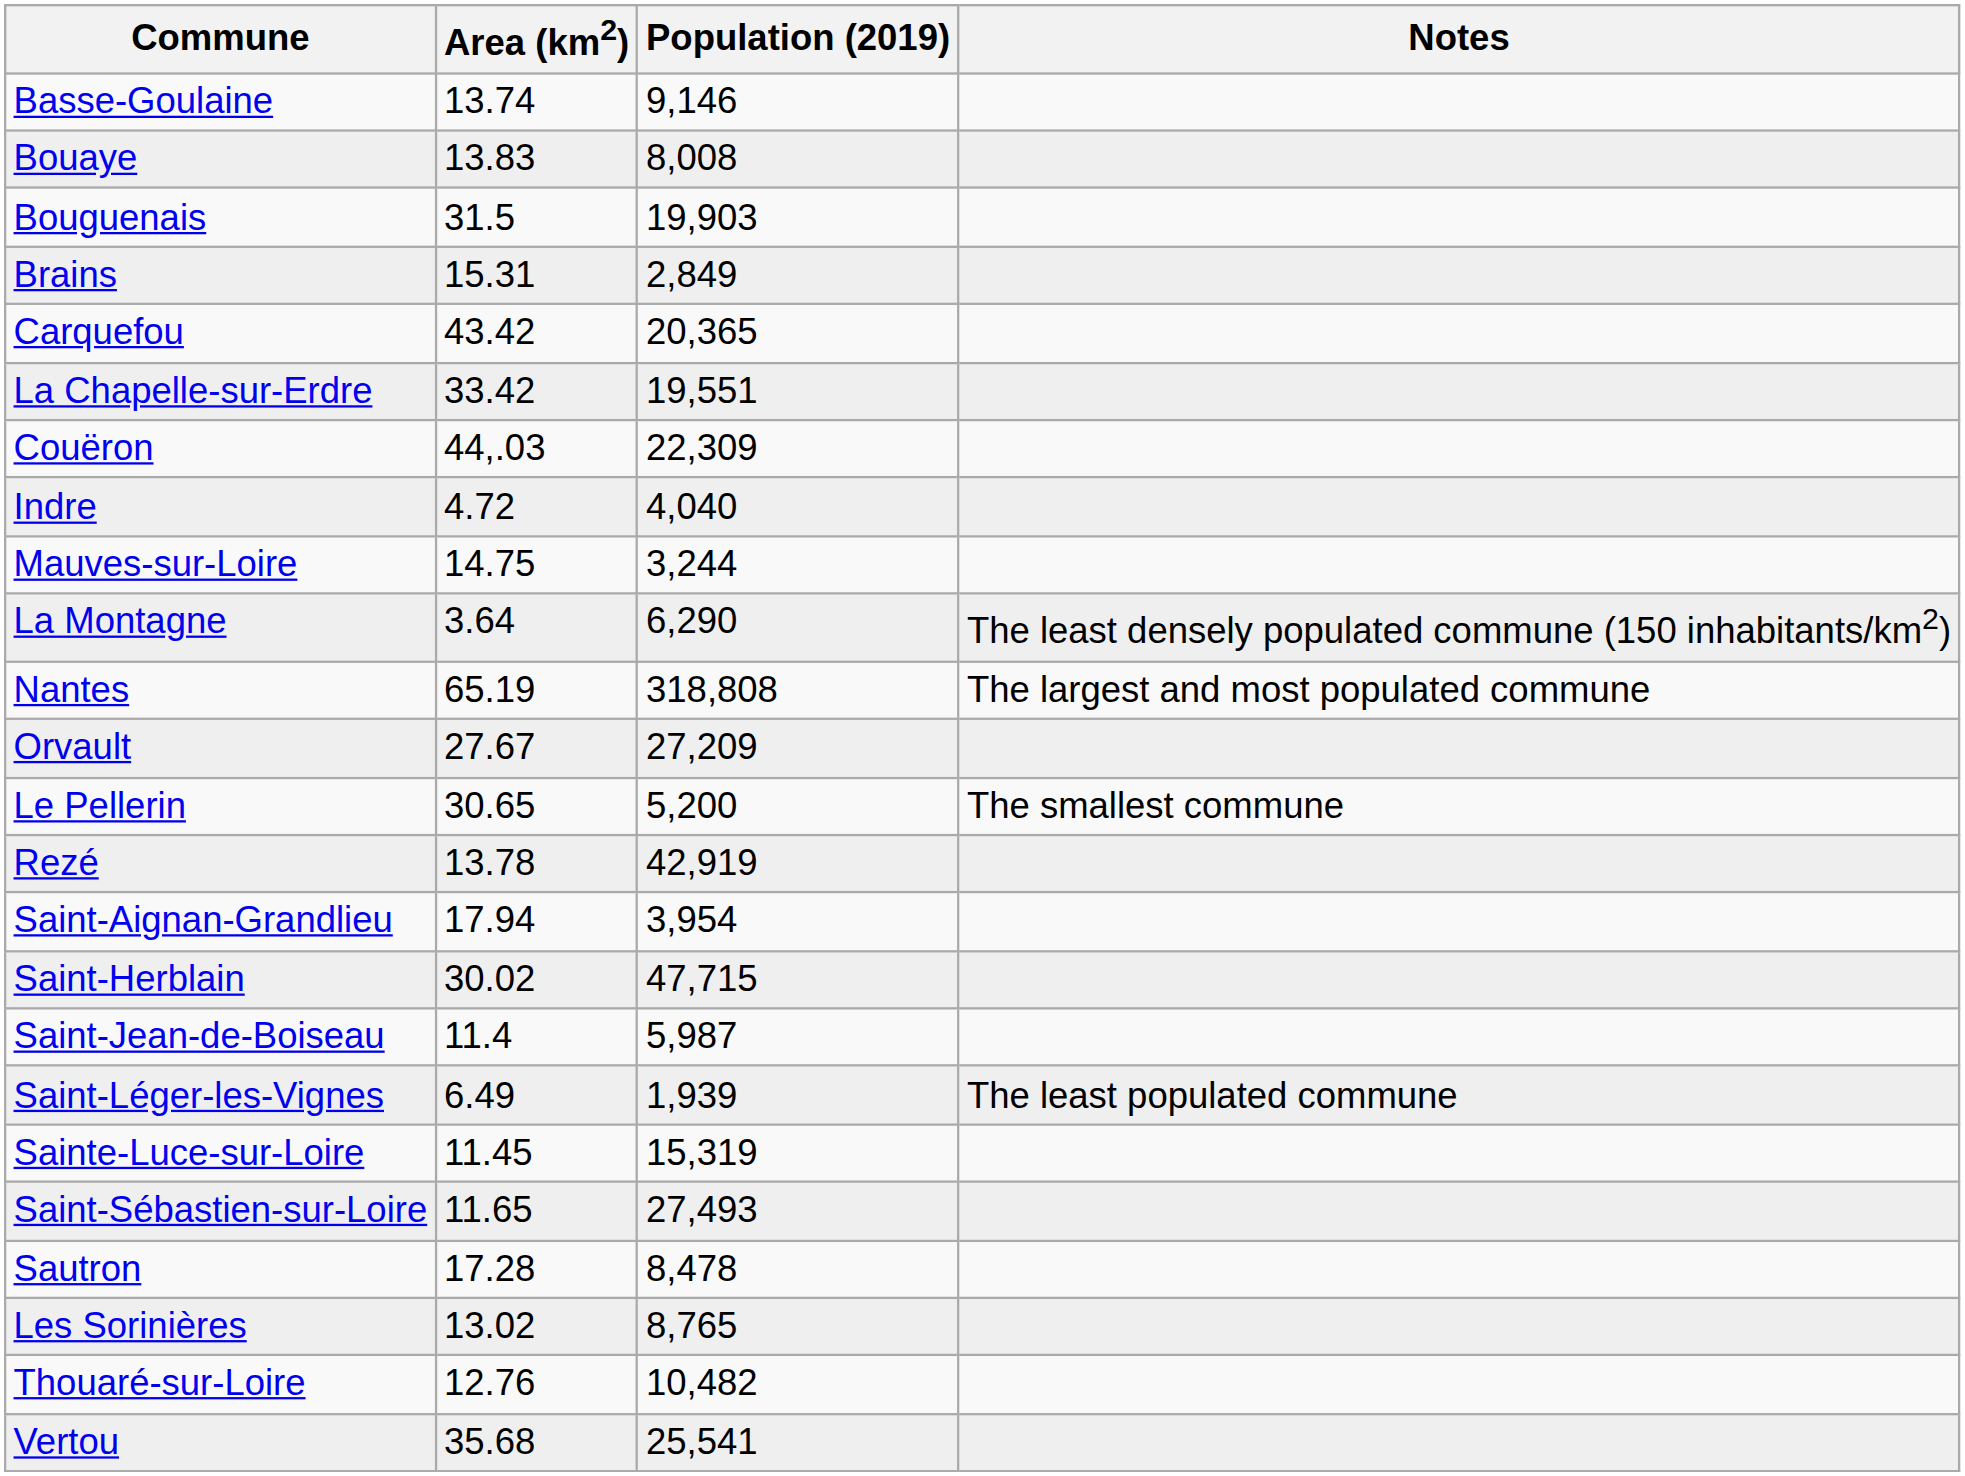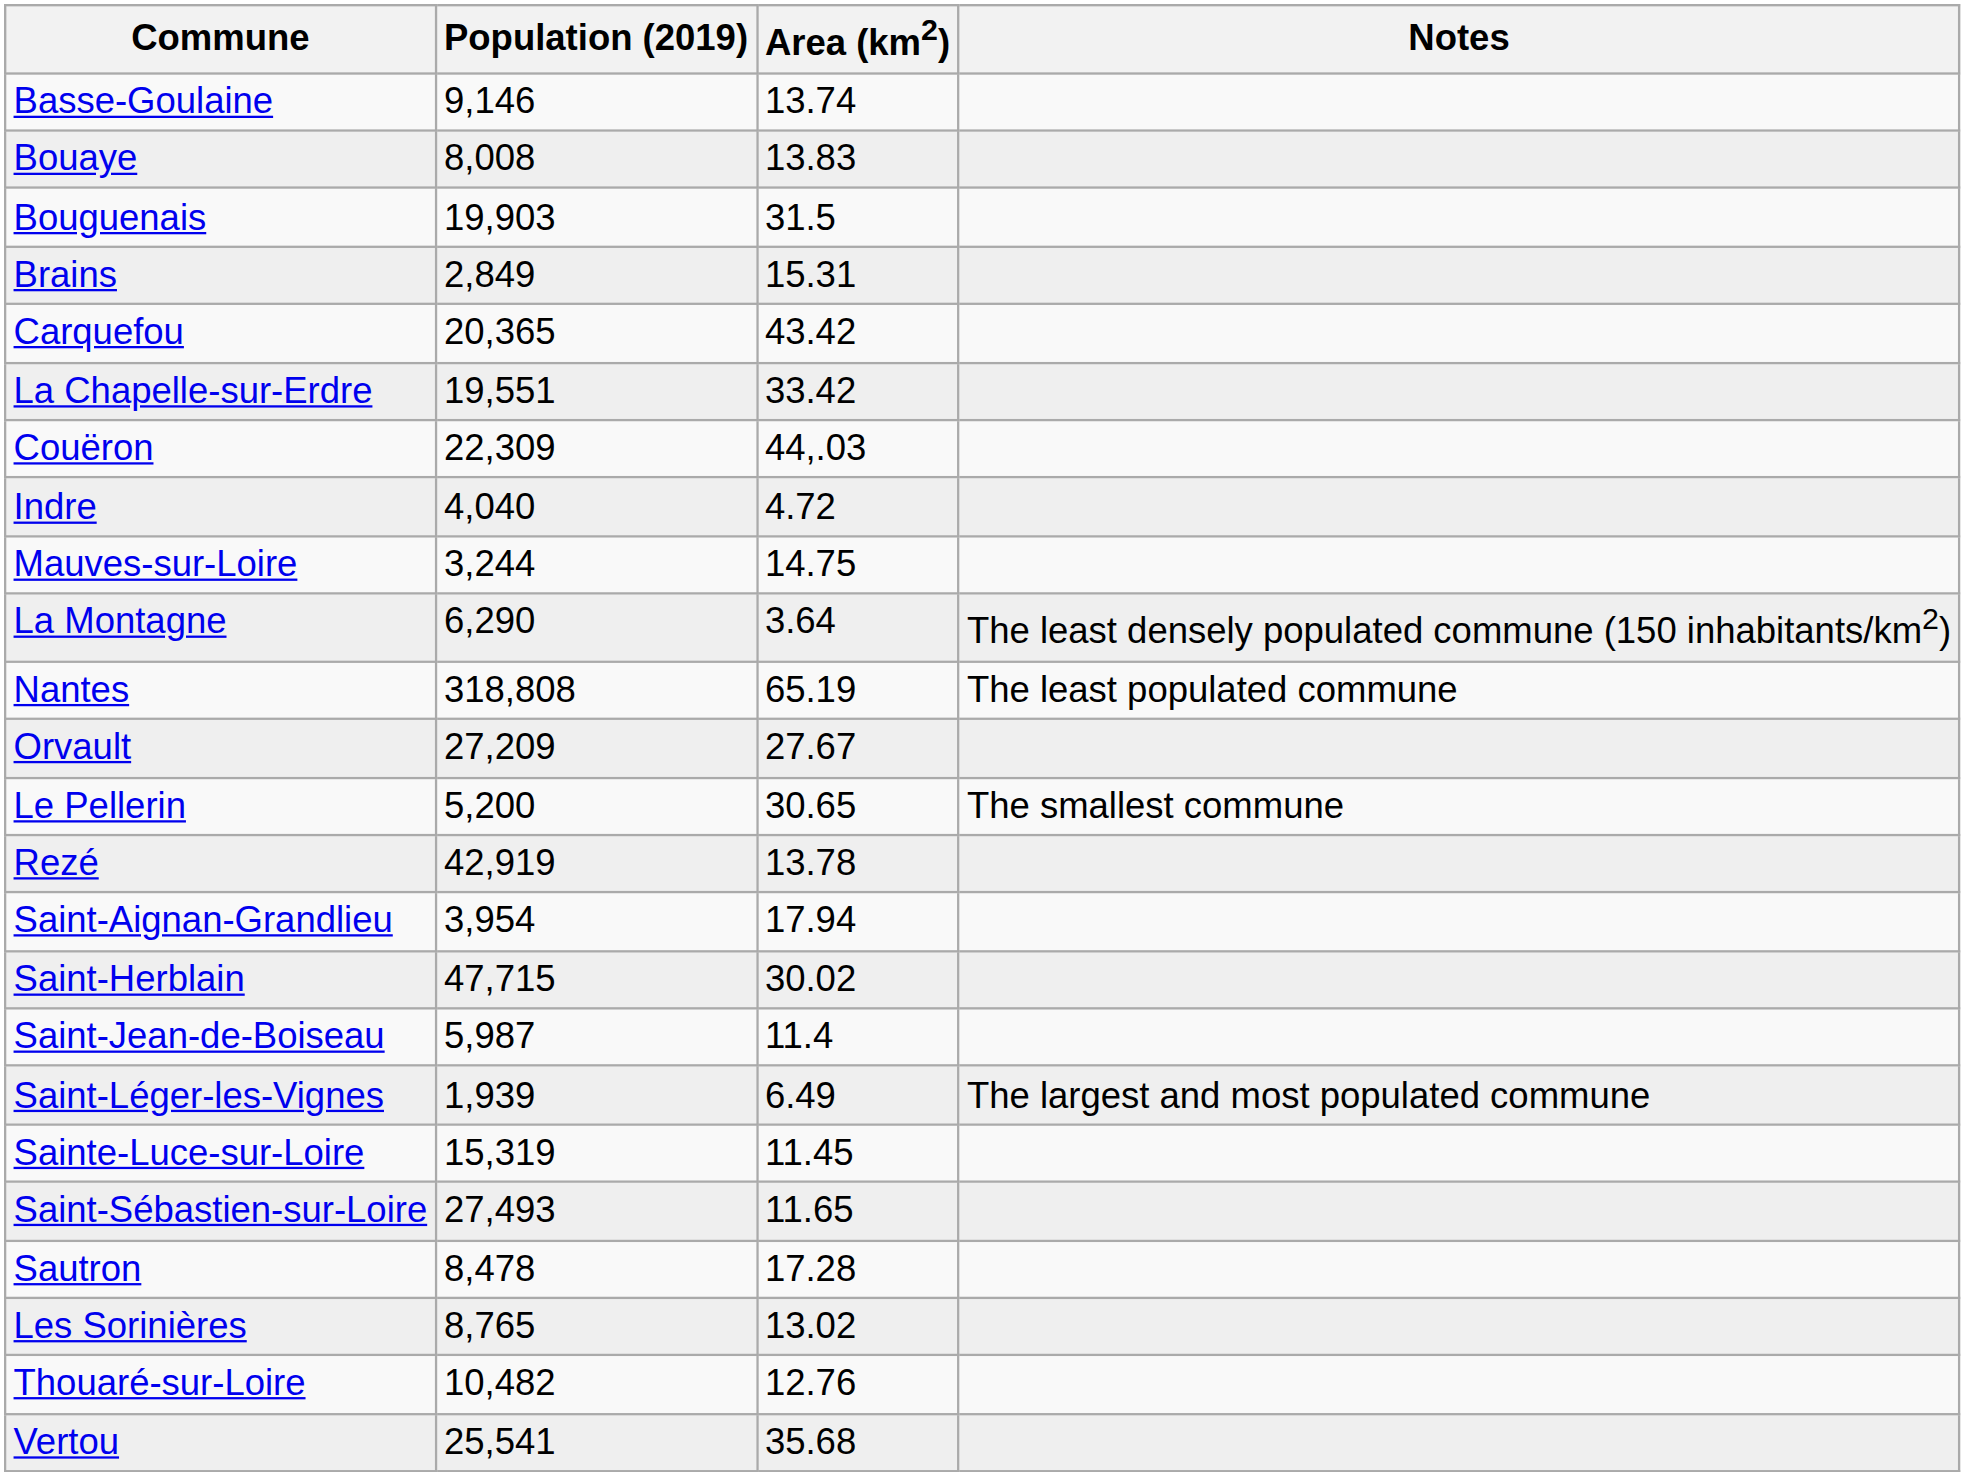columns swapped: (798, 38) <-> (537, 38)
(1309, 689) The largest and most populated commune -> (1212, 689) The least populated commune
(1212, 1094) The least populated commune -> (1309, 1094) The largest and most populated commune
